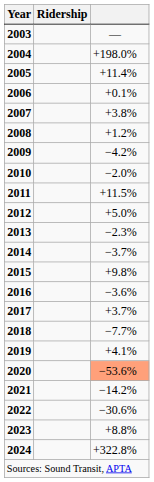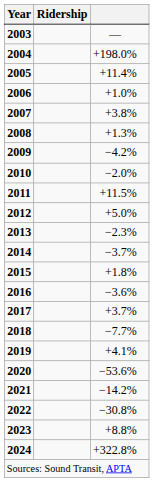(121, 93) +0.1% -> (121, 93) +1.0%
(121, 133) +1.2% -> (121, 133) +1.3%
(121, 271) +9.8% -> (121, 271) +1.8%
(118, 370) lightsalmon background -> (118, 370) no background
(118, 410) −30.6% -> (118, 410) −30.8%
